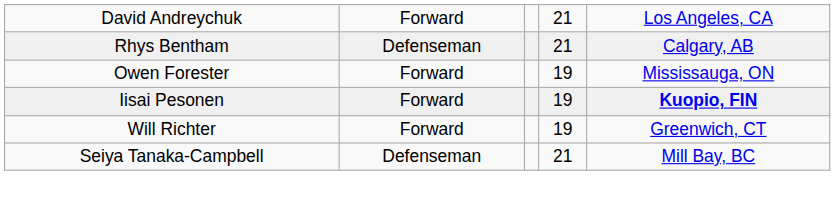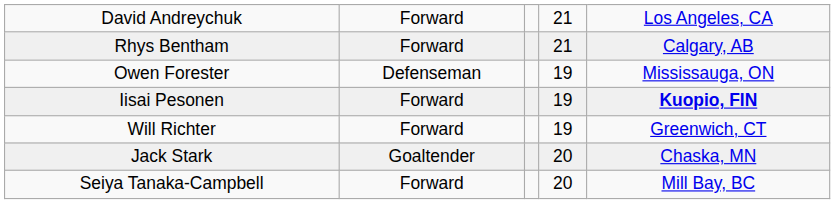(432, 45) Defenseman -> (432, 45) Forward
(432, 73) Forward -> (432, 73) Defenseman
+ row: (172, 156)
(432, 156) Defenseman -> (432, 184) Forward
(563, 156) 21 -> (563, 184) 20
